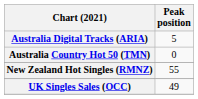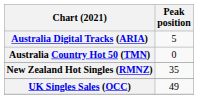(174, 70) 55 -> (174, 70) 35
